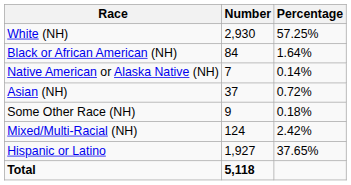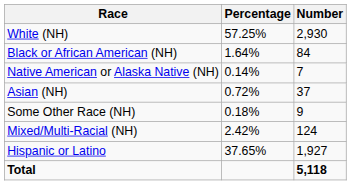columns swapped: (248, 14) <-> (310, 14)
